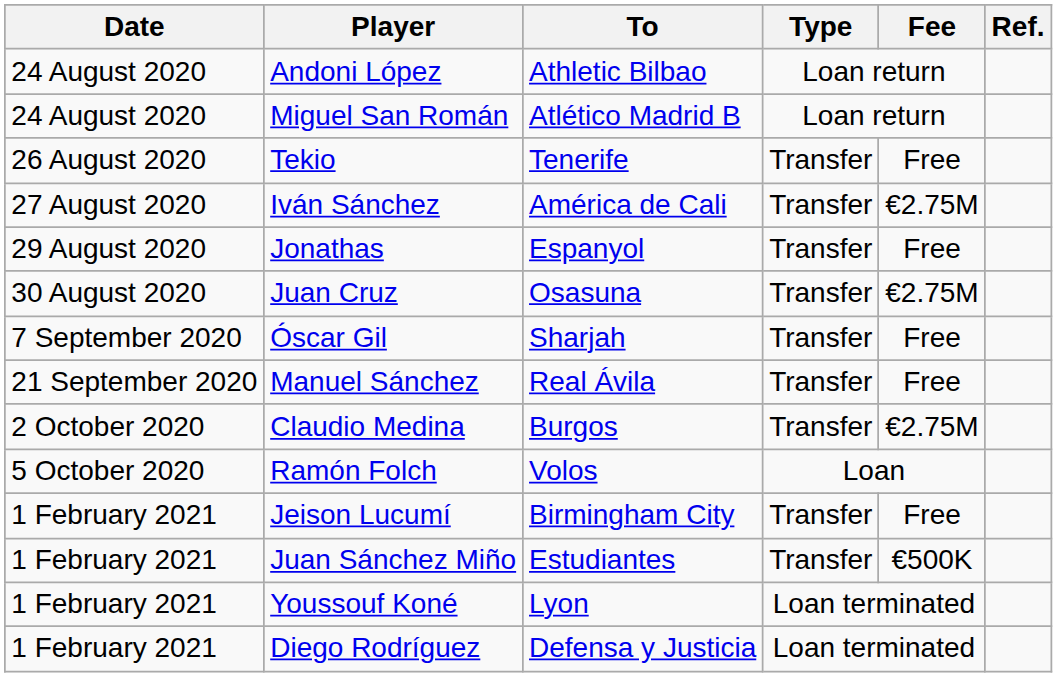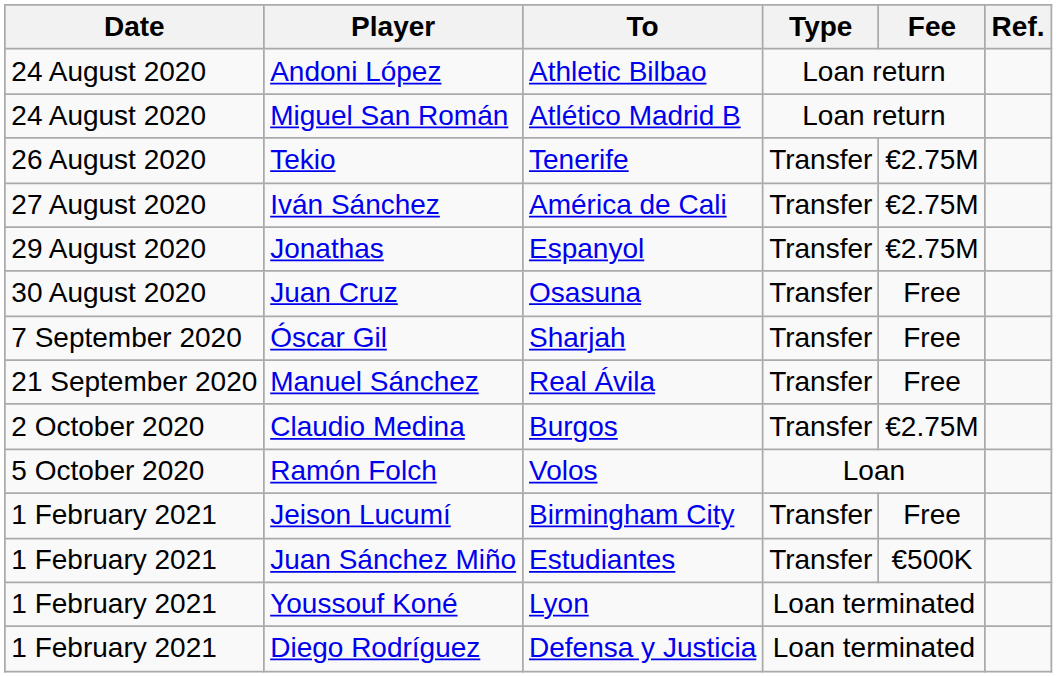(932, 159) Free -> (932, 159) €2.75M
(932, 248) Free -> (932, 248) €2.75M
(932, 293) €2.75M -> (932, 293) Free
